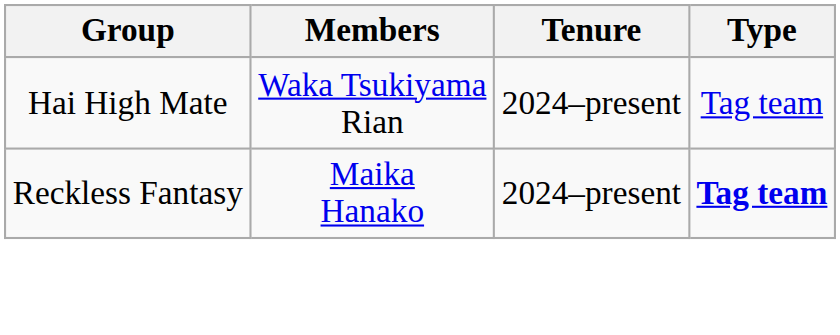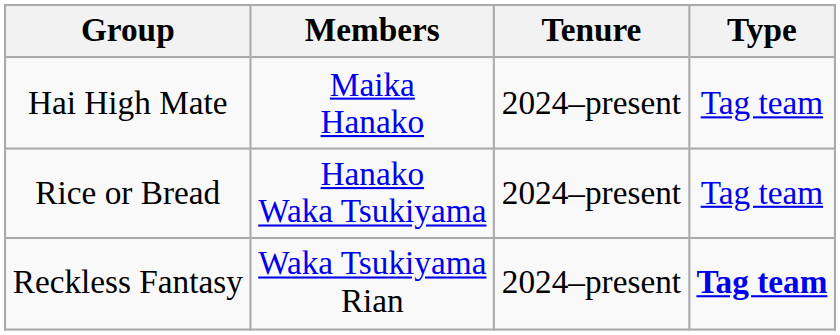(372, 102) Waka Tsukiyama Rian -> (372, 102) Maika Hanako
+ row: (128, 192)
(372, 192) Maika Hanako -> (372, 282) Waka Tsukiyama Rian
